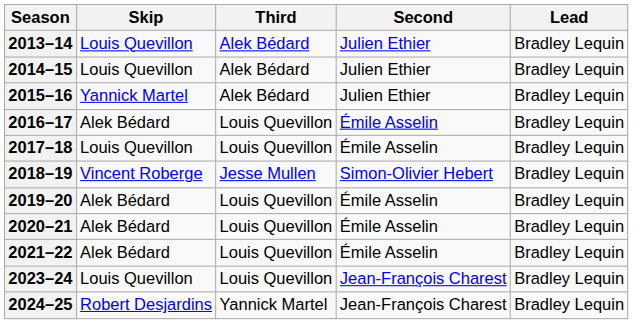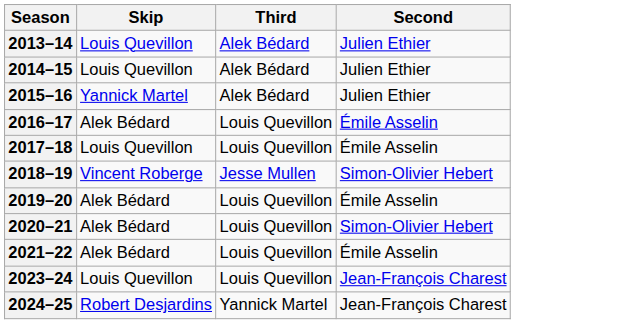- column: (569, 17)
(389, 226) Émile Asselin -> (416, 226) Simon-Olivier Hebert
